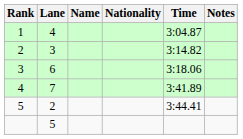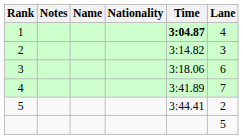columns swapped: (52, 13) <-> (221, 13)
(184, 32) normal -> (187, 32) bold
